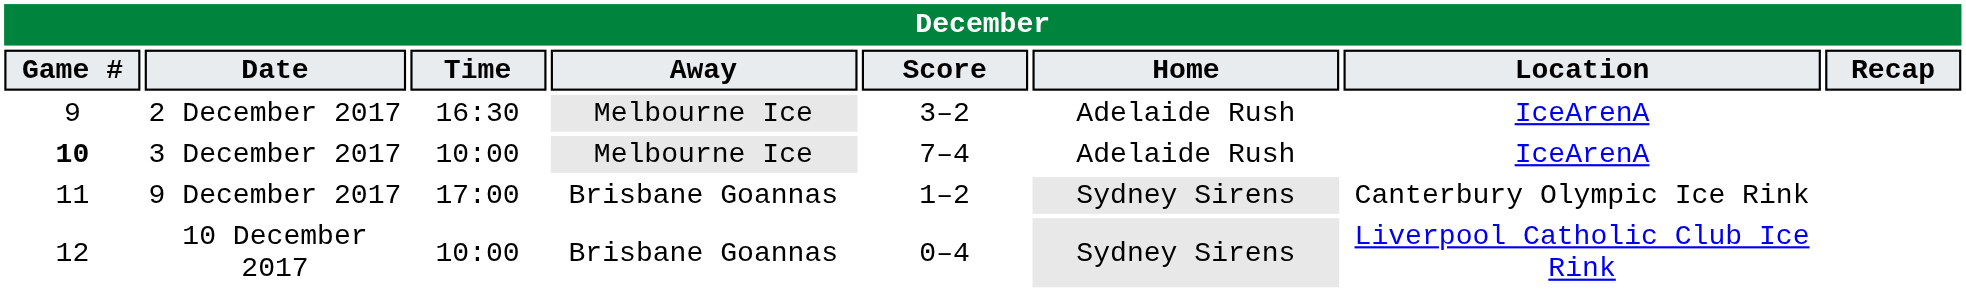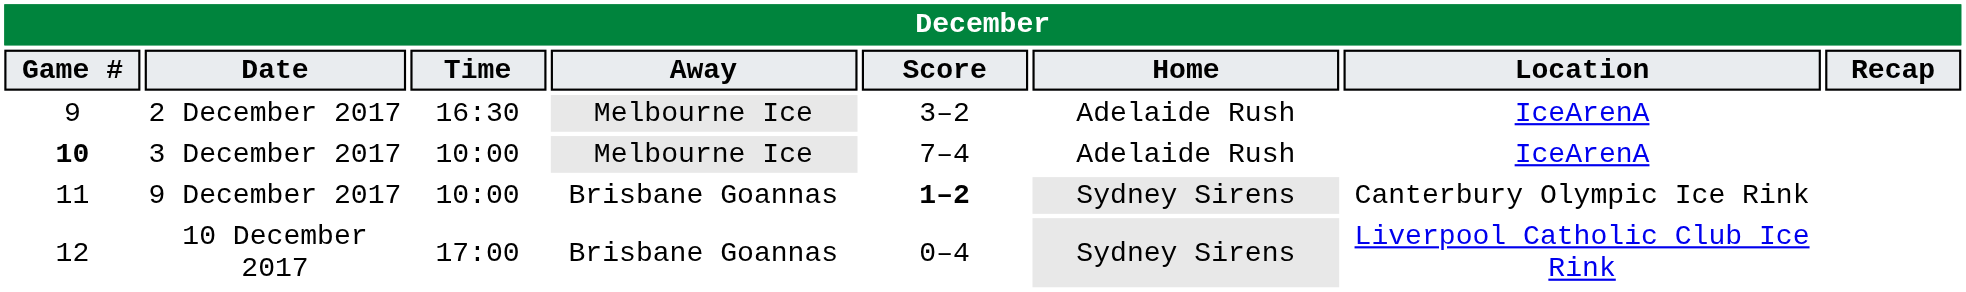(478, 195) 17:00 -> (478, 195) 10:00
(945, 195) normal -> (945, 195) bold
(478, 253) 10:00 -> (478, 253) 17:00
